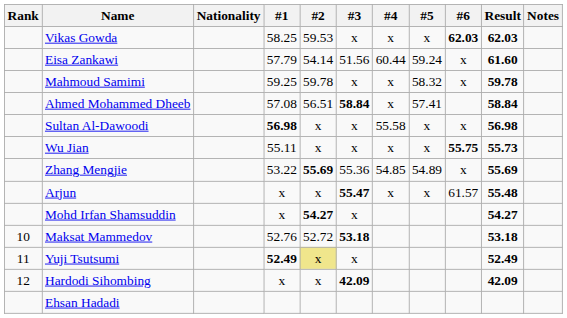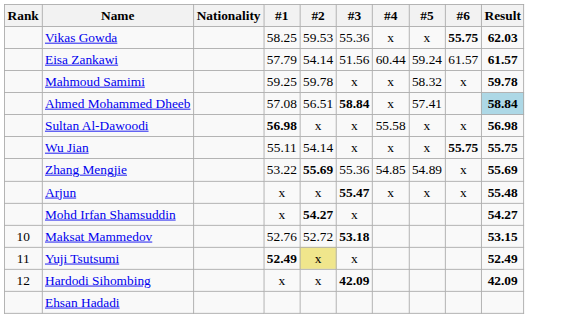- column: (543, 15)
(354, 37) x -> (354, 37) 55.36
(463, 37) 62.03 -> (463, 37) 55.75
(463, 59) x -> (463, 59) 61.57
(503, 59) 61.60 -> (503, 59) 61.57
(503, 103) no background -> (503, 103) lightblue background
(318, 148) x -> (318, 148) 54.14
(503, 148) 55.73 -> (503, 148) 55.75
(463, 192) 61.57 -> (463, 192) x
(503, 236) 53.18 -> (503, 236) 53.15
